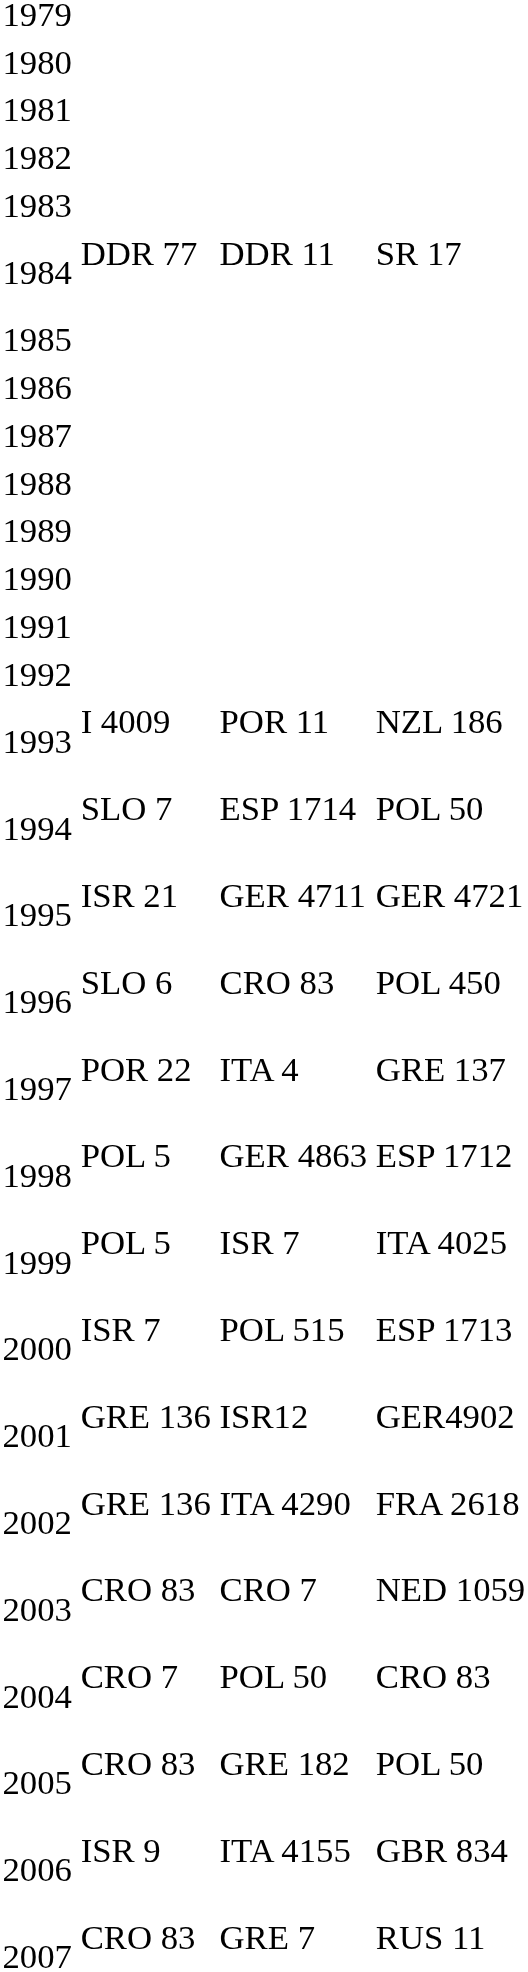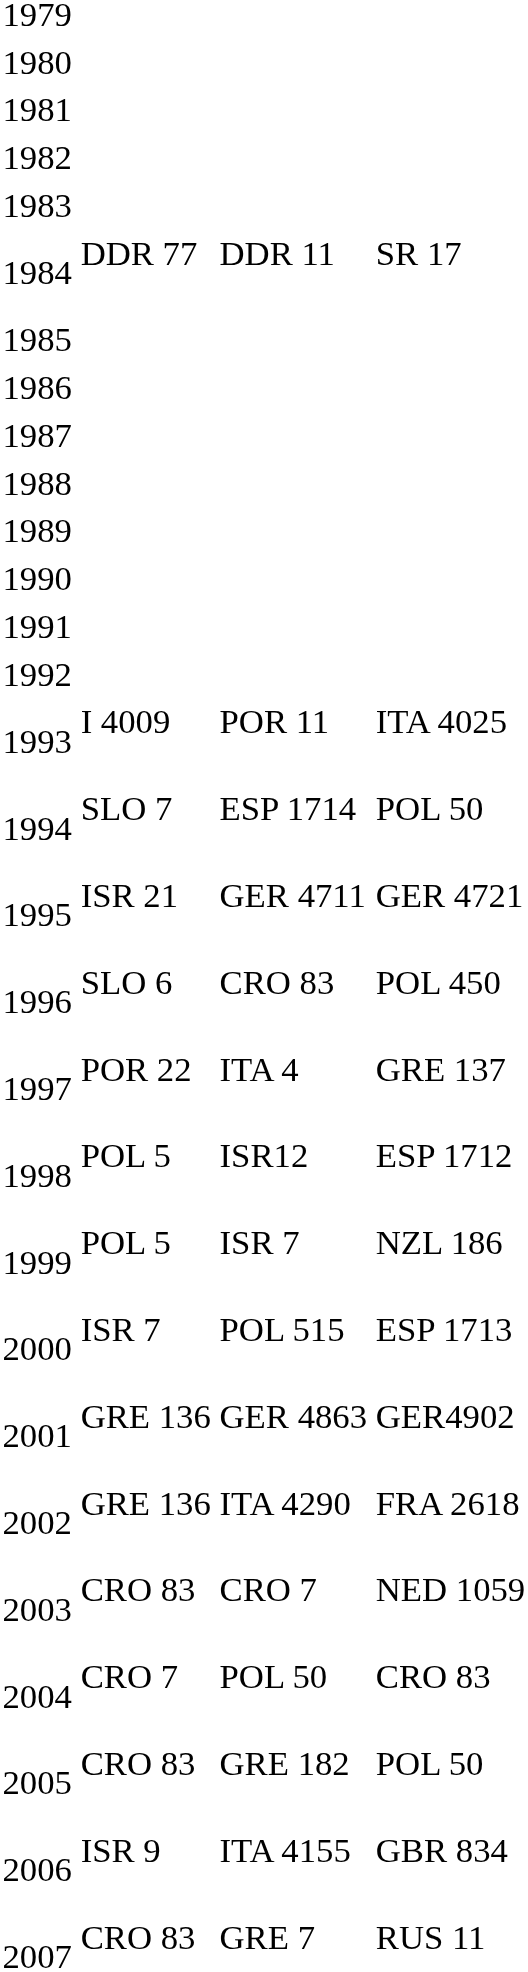(439, 721) NZL 186 -> (441, 721) ITA 4025
(293, 1155) GER 4863 -> (264, 1155) ISR12
(441, 1242) ITA 4025 -> (439, 1242) NZL 186
(264, 1416) ISR12 -> (293, 1416) GER 4863
